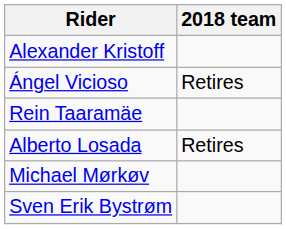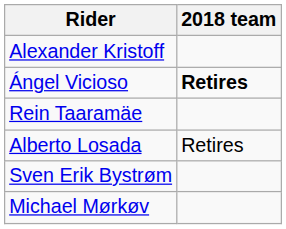(212, 82) normal -> (215, 82) bold
rows swapped: (79, 176) <-> (91, 207)
